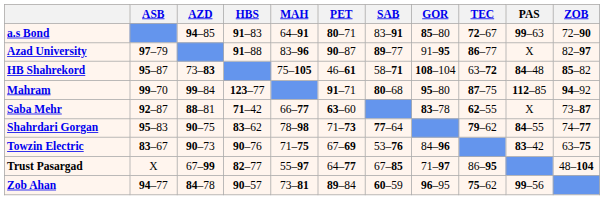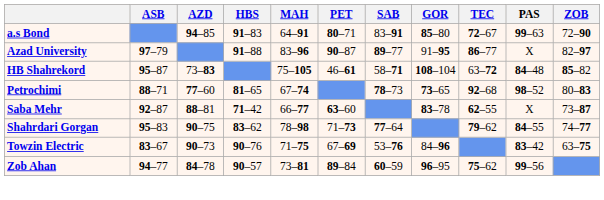- row: (29, 90)
+ row: (34, 90)
- row: (45, 166)
